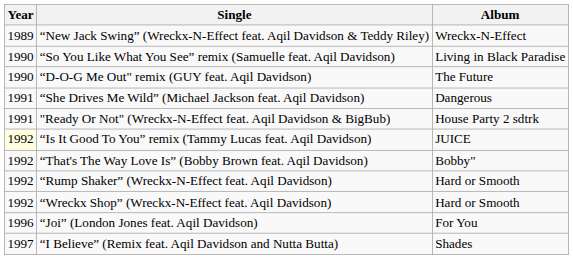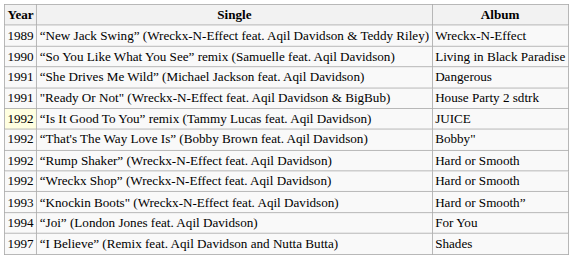- row: (176, 77)
+ row: (189, 202)
(21, 222) 1996 -> (21, 222) 1994
